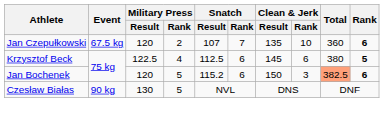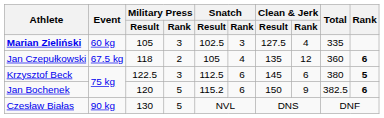+ row: (44, 43)
(145, 43) 120 -> (145, 59) 118
(212, 43) 107 -> (212, 59) 105
(242, 43) 7 -> (242, 59) 4
(306, 43) 10 -> (306, 59) 12
(179, 59) 4 -> (179, 74) 3
(306, 74) 3 -> (306, 90) 9
(335, 74) lightsalmon background -> (335, 90) no background
